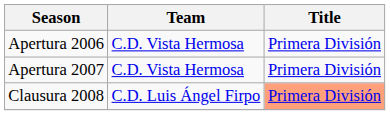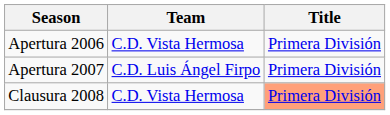(178, 69) C.D. Vista Hermosa -> (186, 69) C.D. Luis Ángel Firpo
(186, 95) C.D. Luis Ángel Firpo -> (178, 95) C.D. Vista Hermosa
